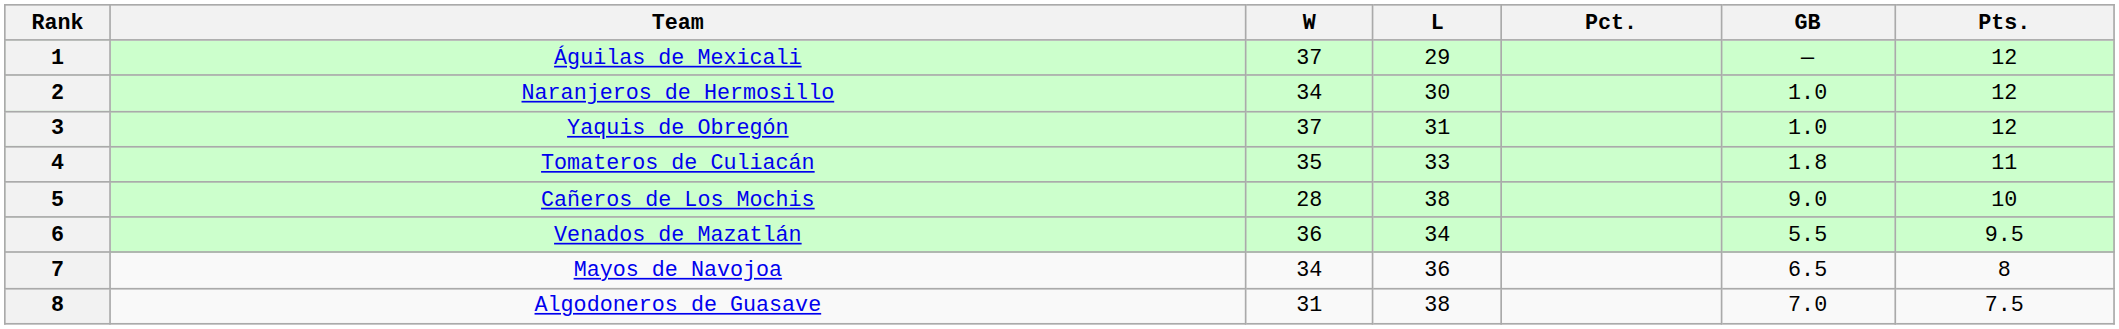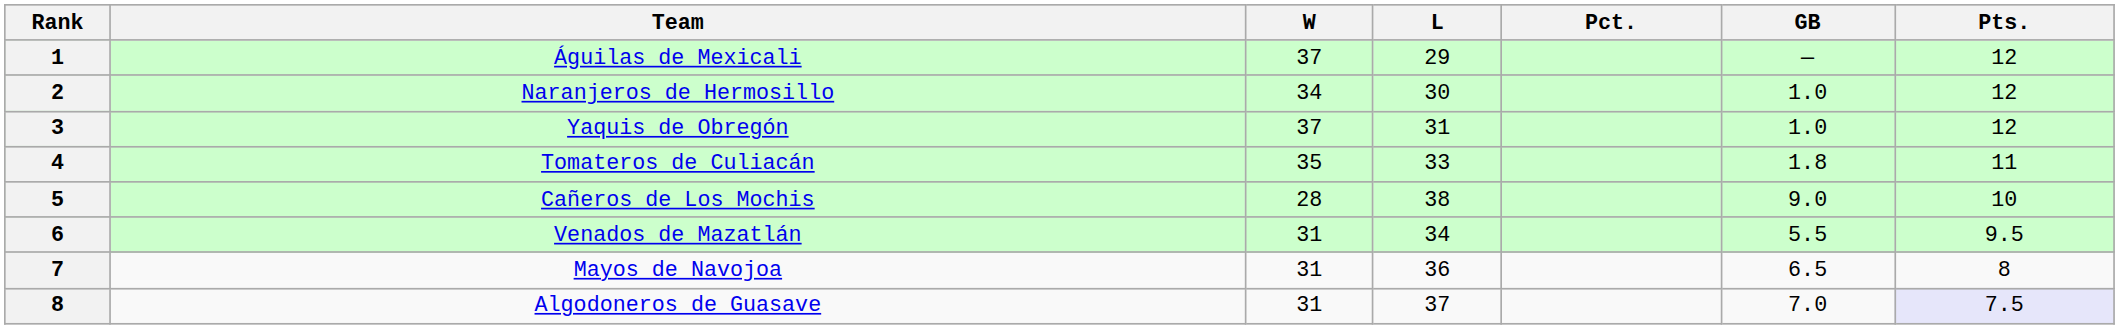(1309, 235) 36 -> (1309, 235) 31
(1309, 270) 34 -> (1309, 270) 31
(1437, 306) 38 -> (1437, 306) 37
(2004, 306) no background -> (2004, 306) lavender background
